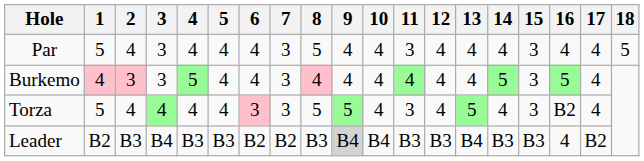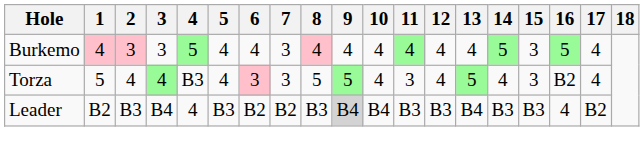- row: (44, 49)
(193, 110) 4 -> (193, 79) B3
(193, 140) B3 -> (193, 110) 4
